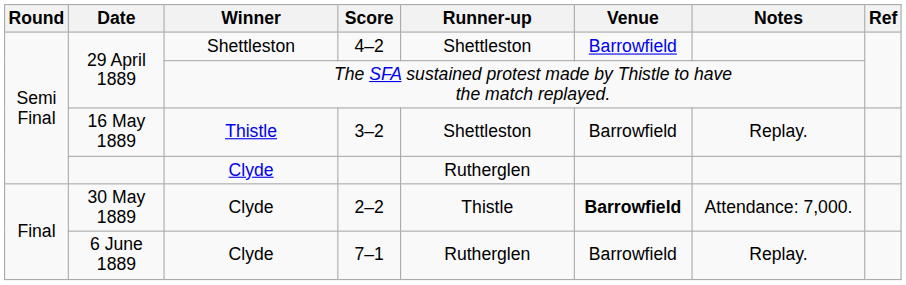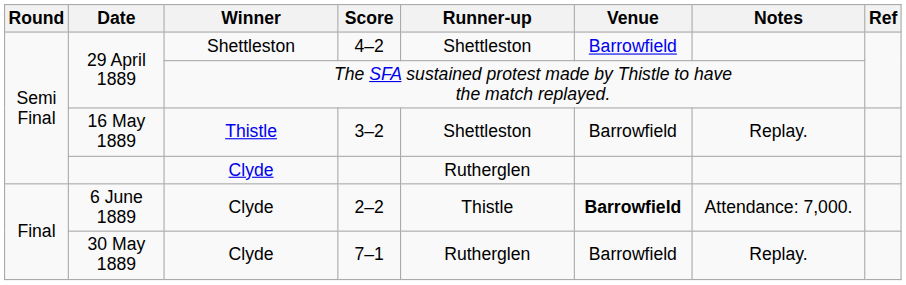(116, 207) 30 May 1889 -> (116, 207) 6 June 1889
(116, 255) 6 June 1889 -> (116, 255) 30 May 1889
